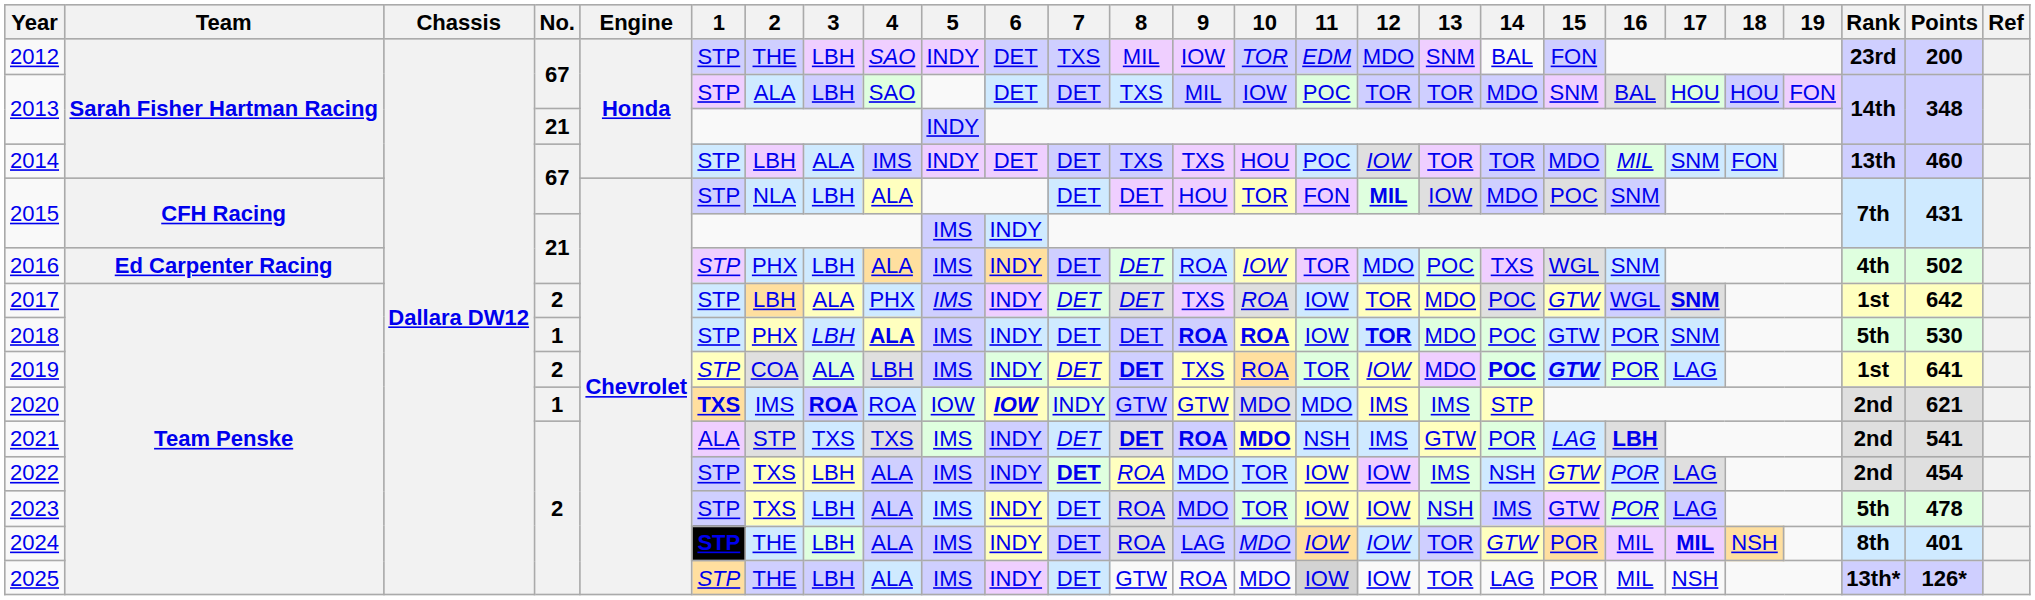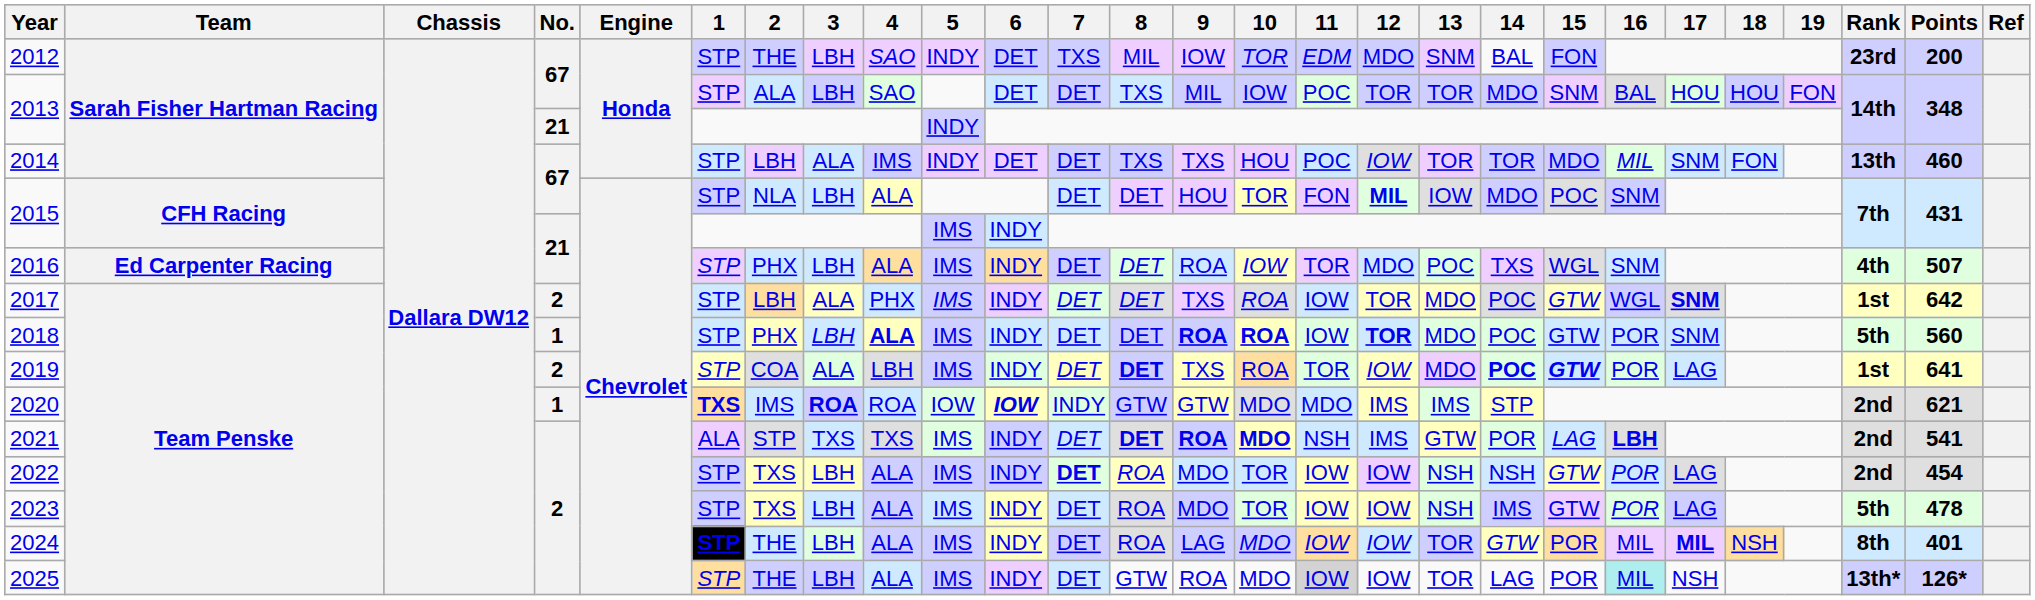(1944, 265) 502 -> (1944, 265) 507
(1944, 334) 530 -> (1944, 334) 560
(1450, 473) IMS -> (1450, 473) NSH
(1635, 577) no background -> (1635, 577) paleturquoise background
